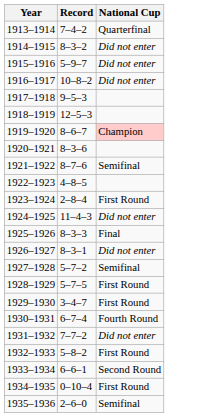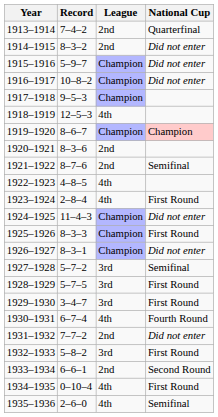+ column: (121, 13)
(109, 234) Final -> (173, 234) First Round
